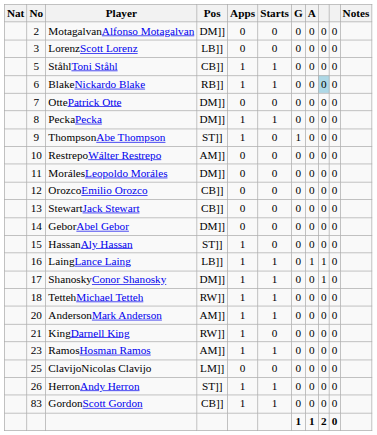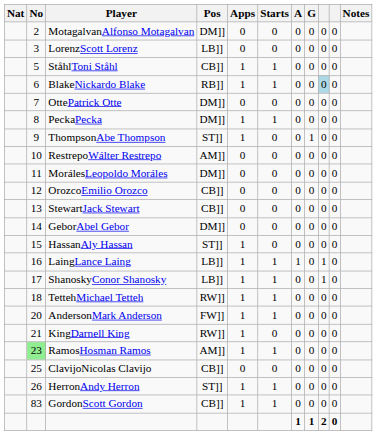columns swapped: (298, 13) <-> (312, 13)
(212, 279) DM]] -> (212, 279) LB]]
(212, 315) AM]] -> (212, 315) FW]]
(36, 350) no background -> (36, 350) lightgreen background
(212, 368) LM]] -> (212, 368) CB]]
